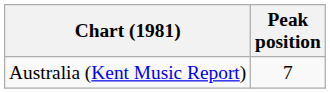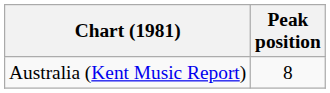(288, 72) 7 -> (288, 72) 8
